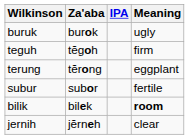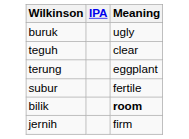- column: (86, 13)
(144, 50) firm -> (126, 50) clear
(147, 124) clear -> (123, 124) firm
